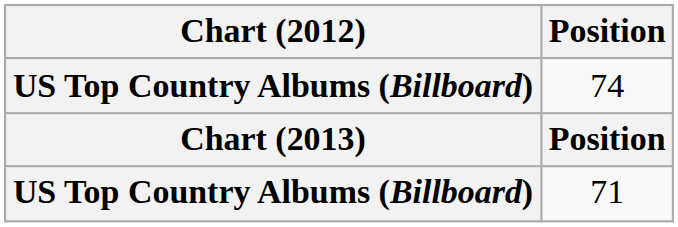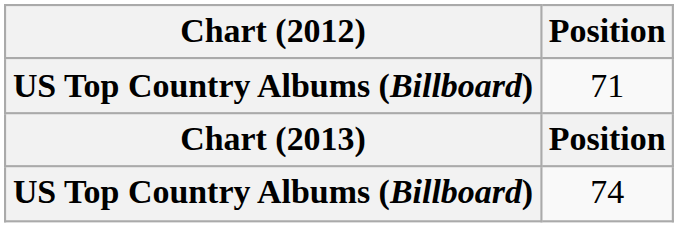rows swapped: (607, 85) <-> (607, 192)
